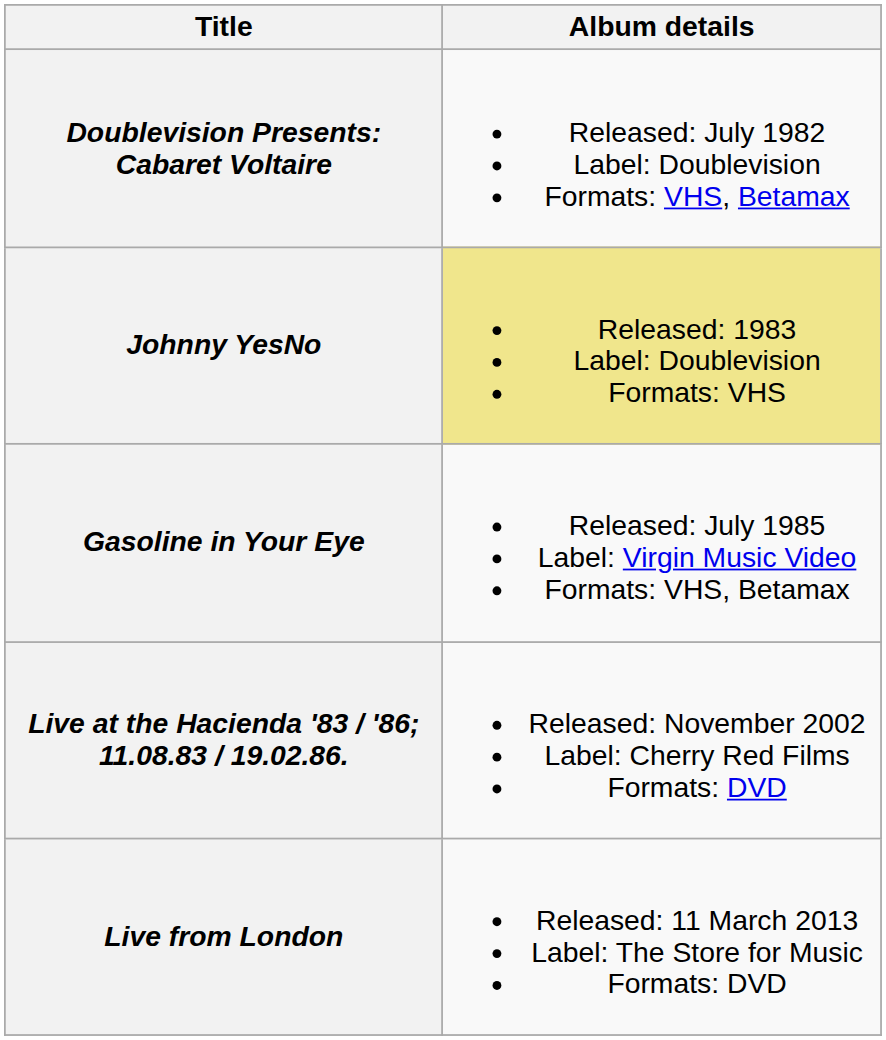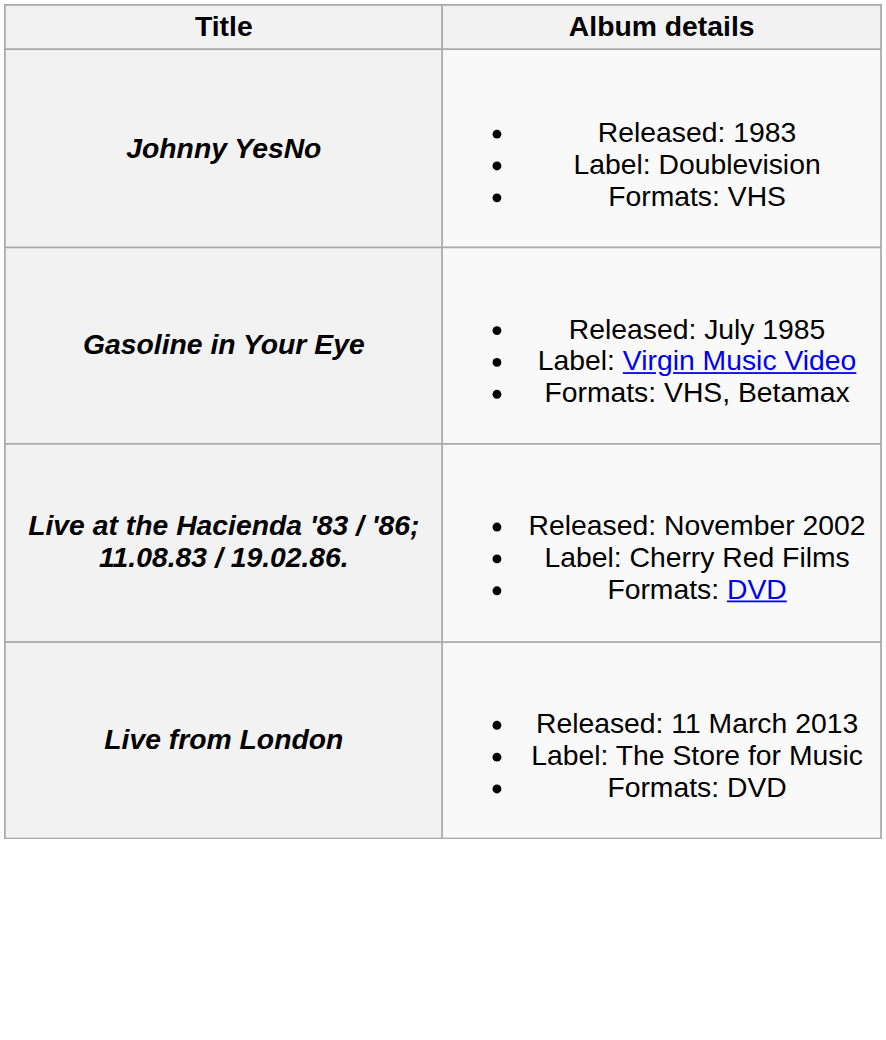- row: (224, 147)
(662, 361) khaki background -> (662, 164) no background
